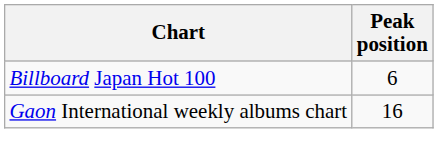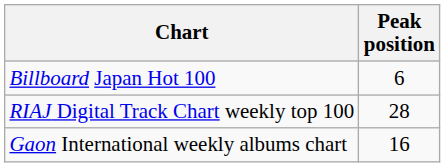+ row: (182, 111)
